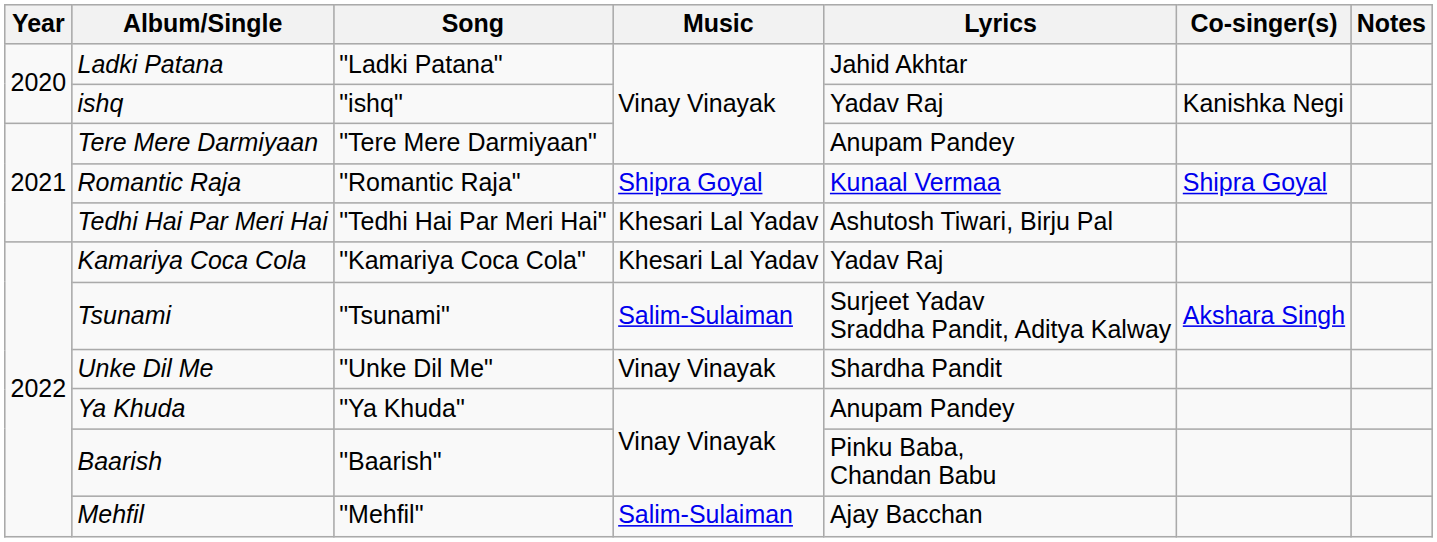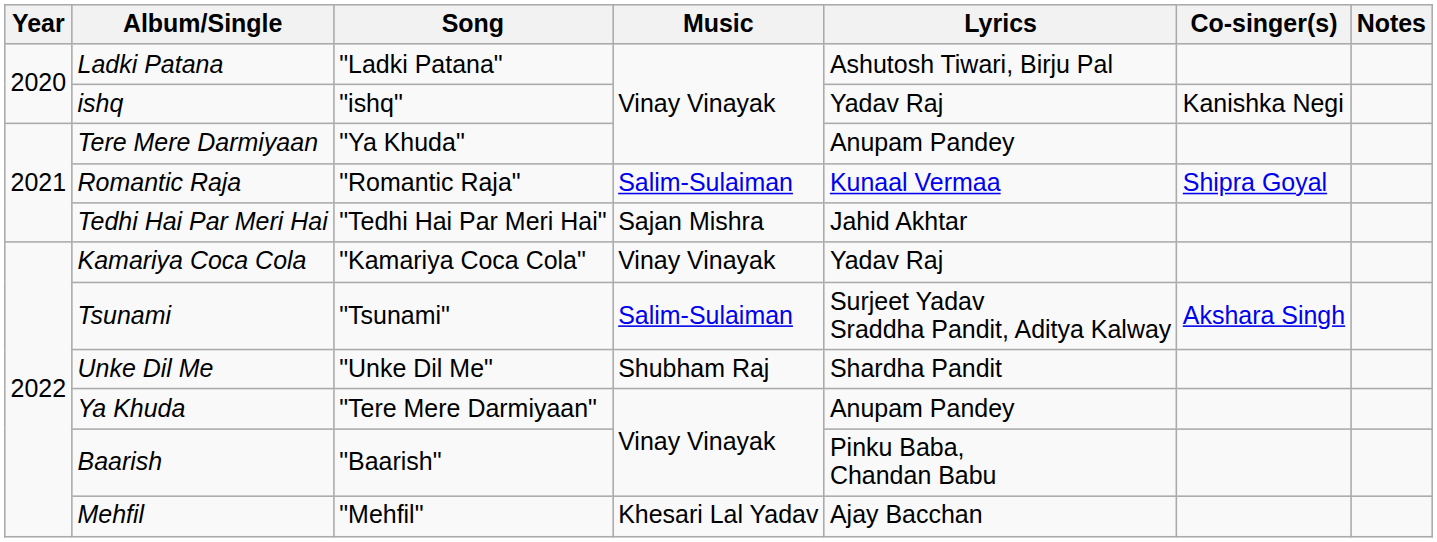(899, 63) Jahid Akhtar -> (971, 63) Ashutosh Tiwari, Birju Pal
(468, 143) "Tere Mere Darmiyaan" -> (402, 143) "Ya Khuda"
(690, 182) Shipra Goyal -> (706, 182) Salim-Sulaiman
(718, 222) Khesari Lal Yadav -> (691, 222) Sajan Mishra
(971, 222) Ashutosh Tiwari, Birju Pal -> (899, 222) Jahid Akhtar
(718, 261) Khesari Lal Yadav -> (697, 261) Vinay Vinayak
(697, 369) Vinay Vinayak -> (694, 369) Shubham Raj
(402, 408) "Ya Khuda" -> (468, 408) "Tere Mere Darmiyaan"
(706, 515) Salim-Sulaiman -> (718, 515) Khesari Lal Yadav
